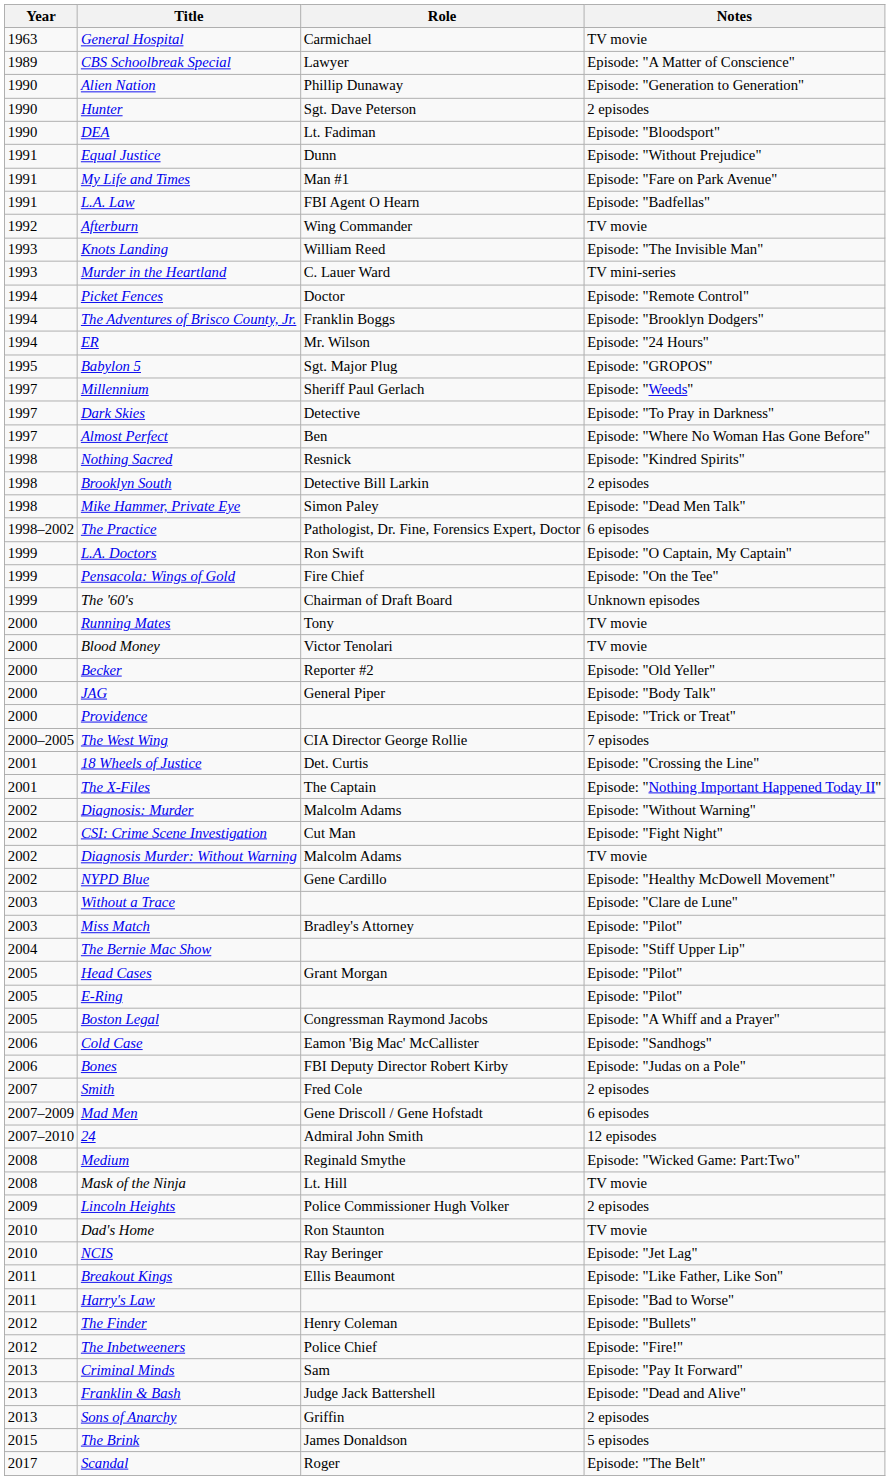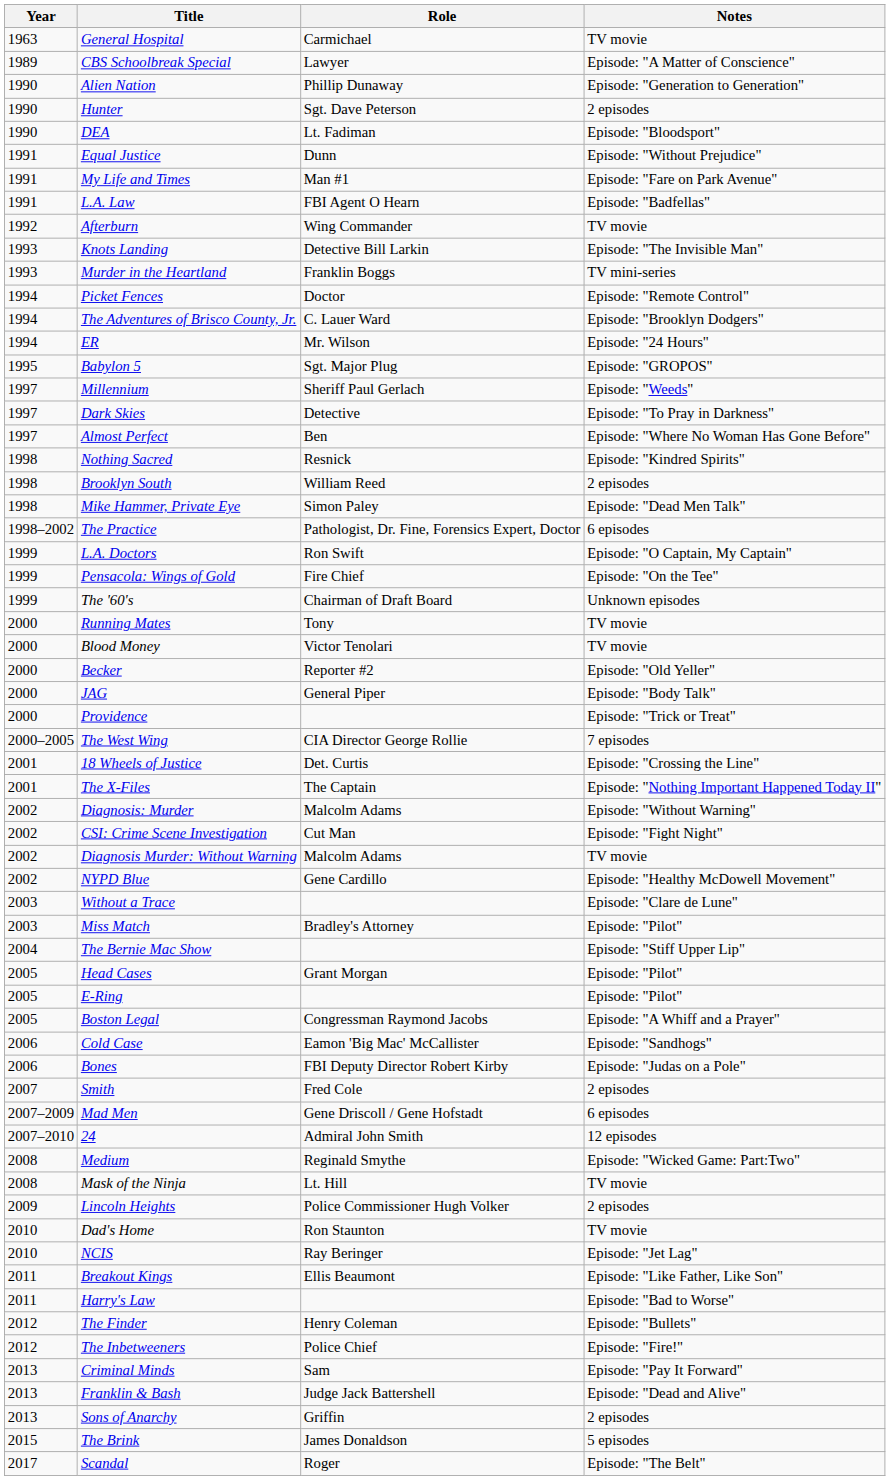(344, 249) William Reed -> (366, 249) Detective Bill Larkin
(347, 272) C. Lauer Ward -> (349, 272) Franklin Boggs
(349, 319) Franklin Boggs -> (347, 319) C. Lauer Ward
(366, 483) Detective Bill Larkin -> (344, 483) William Reed
